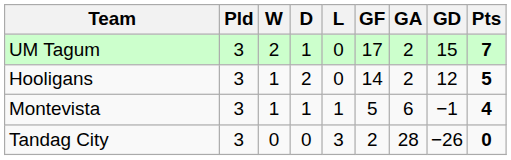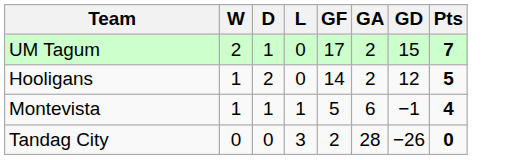- column: (239, 19)
